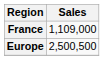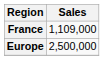(73, 47) 2,500,500 -> (73, 47) 2,500,000
